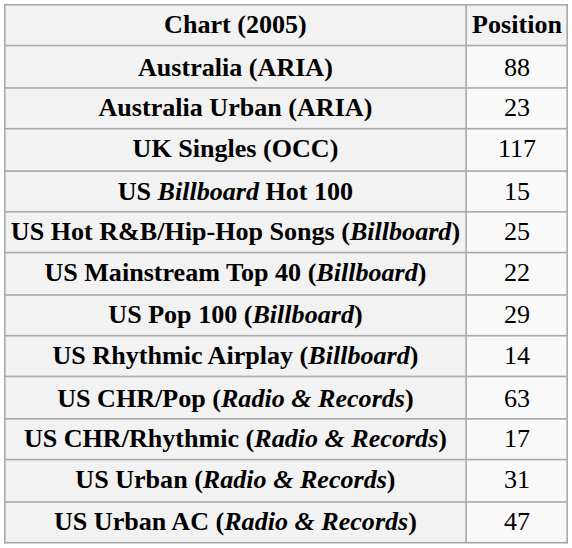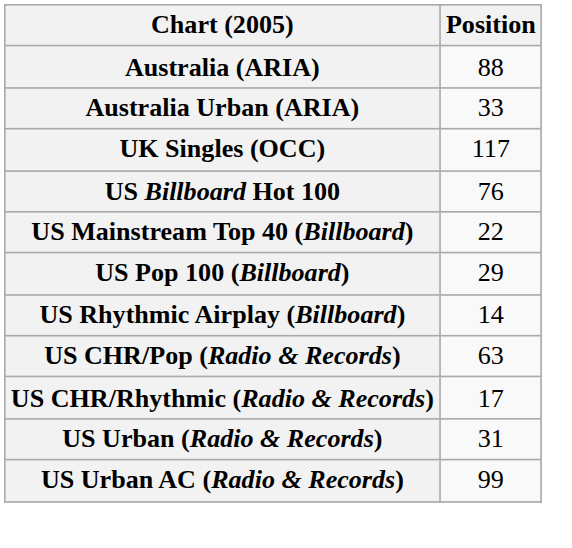(517, 107) 23 -> (491, 107) 33
(517, 190) 15 -> (491, 190) 76
- row: (235, 231)
(517, 521) 47 -> (491, 480) 99
